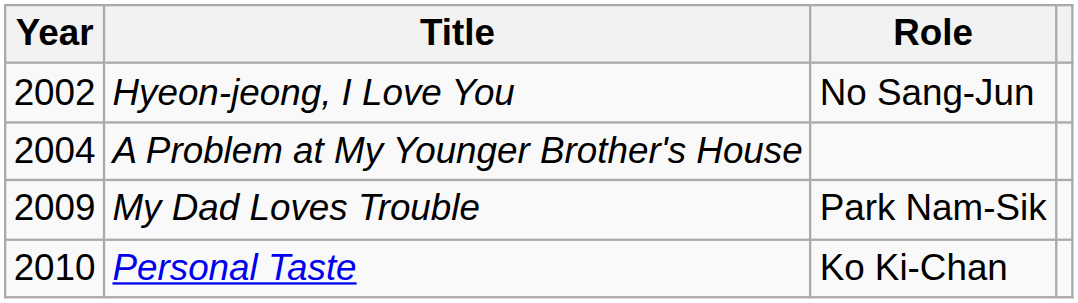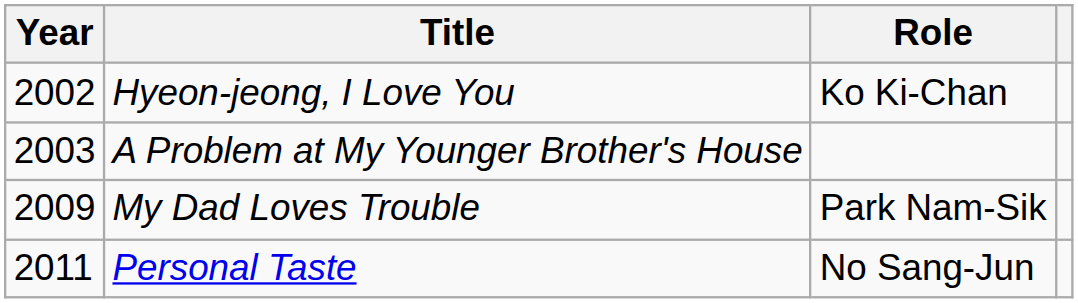(927, 92) No Sang-Jun -> (914, 92) Ko Ki-Chan
(55, 150) 2004 -> (55, 150) 2003
(55, 267) 2010 -> (53, 267) 2011
(914, 267) Ko Ki-Chan -> (927, 267) No Sang-Jun
